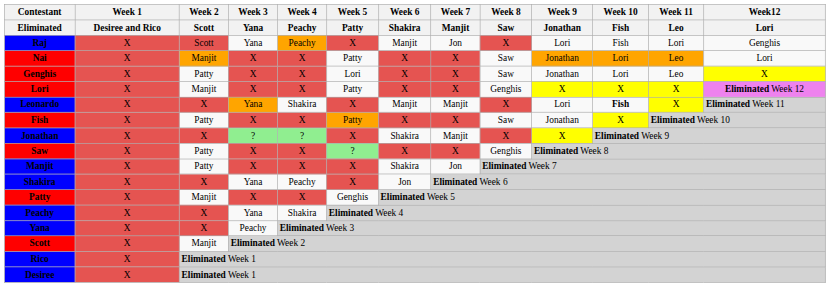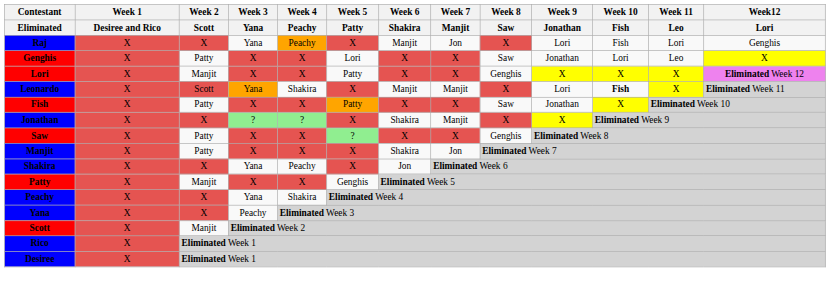(204, 43) Scott -> (204, 43) X
- row: (40, 58)
(204, 105) X -> (204, 89) Scott
